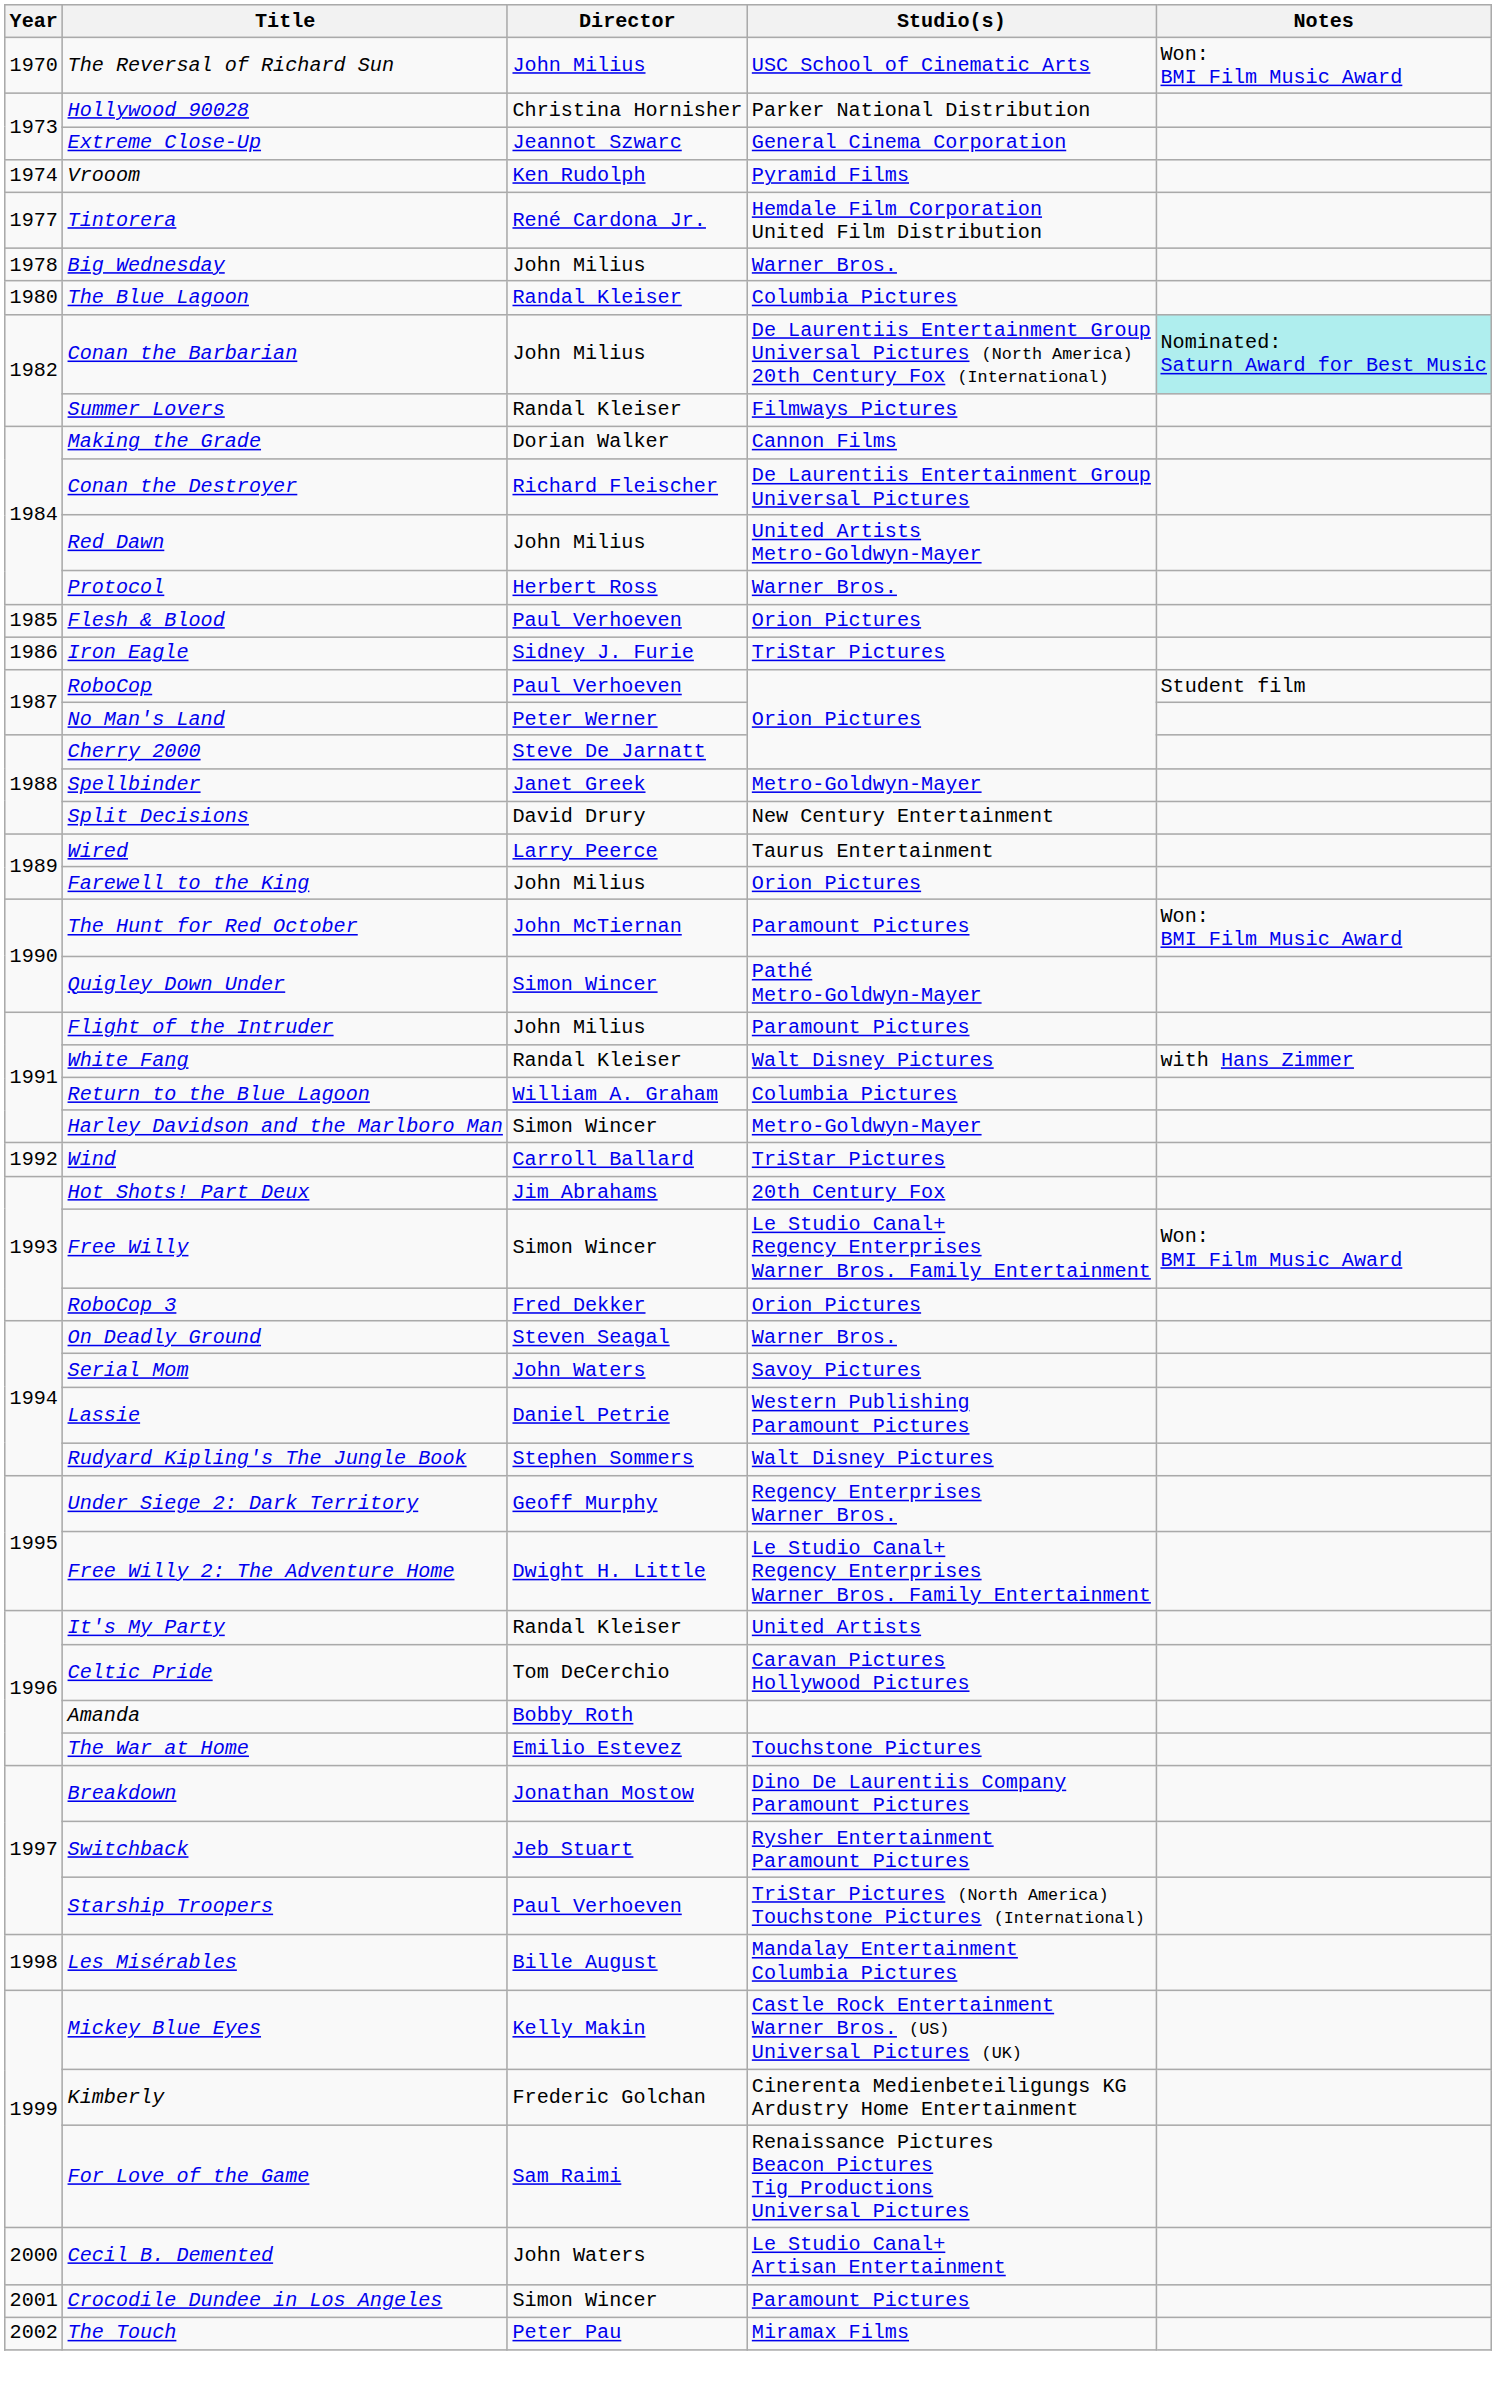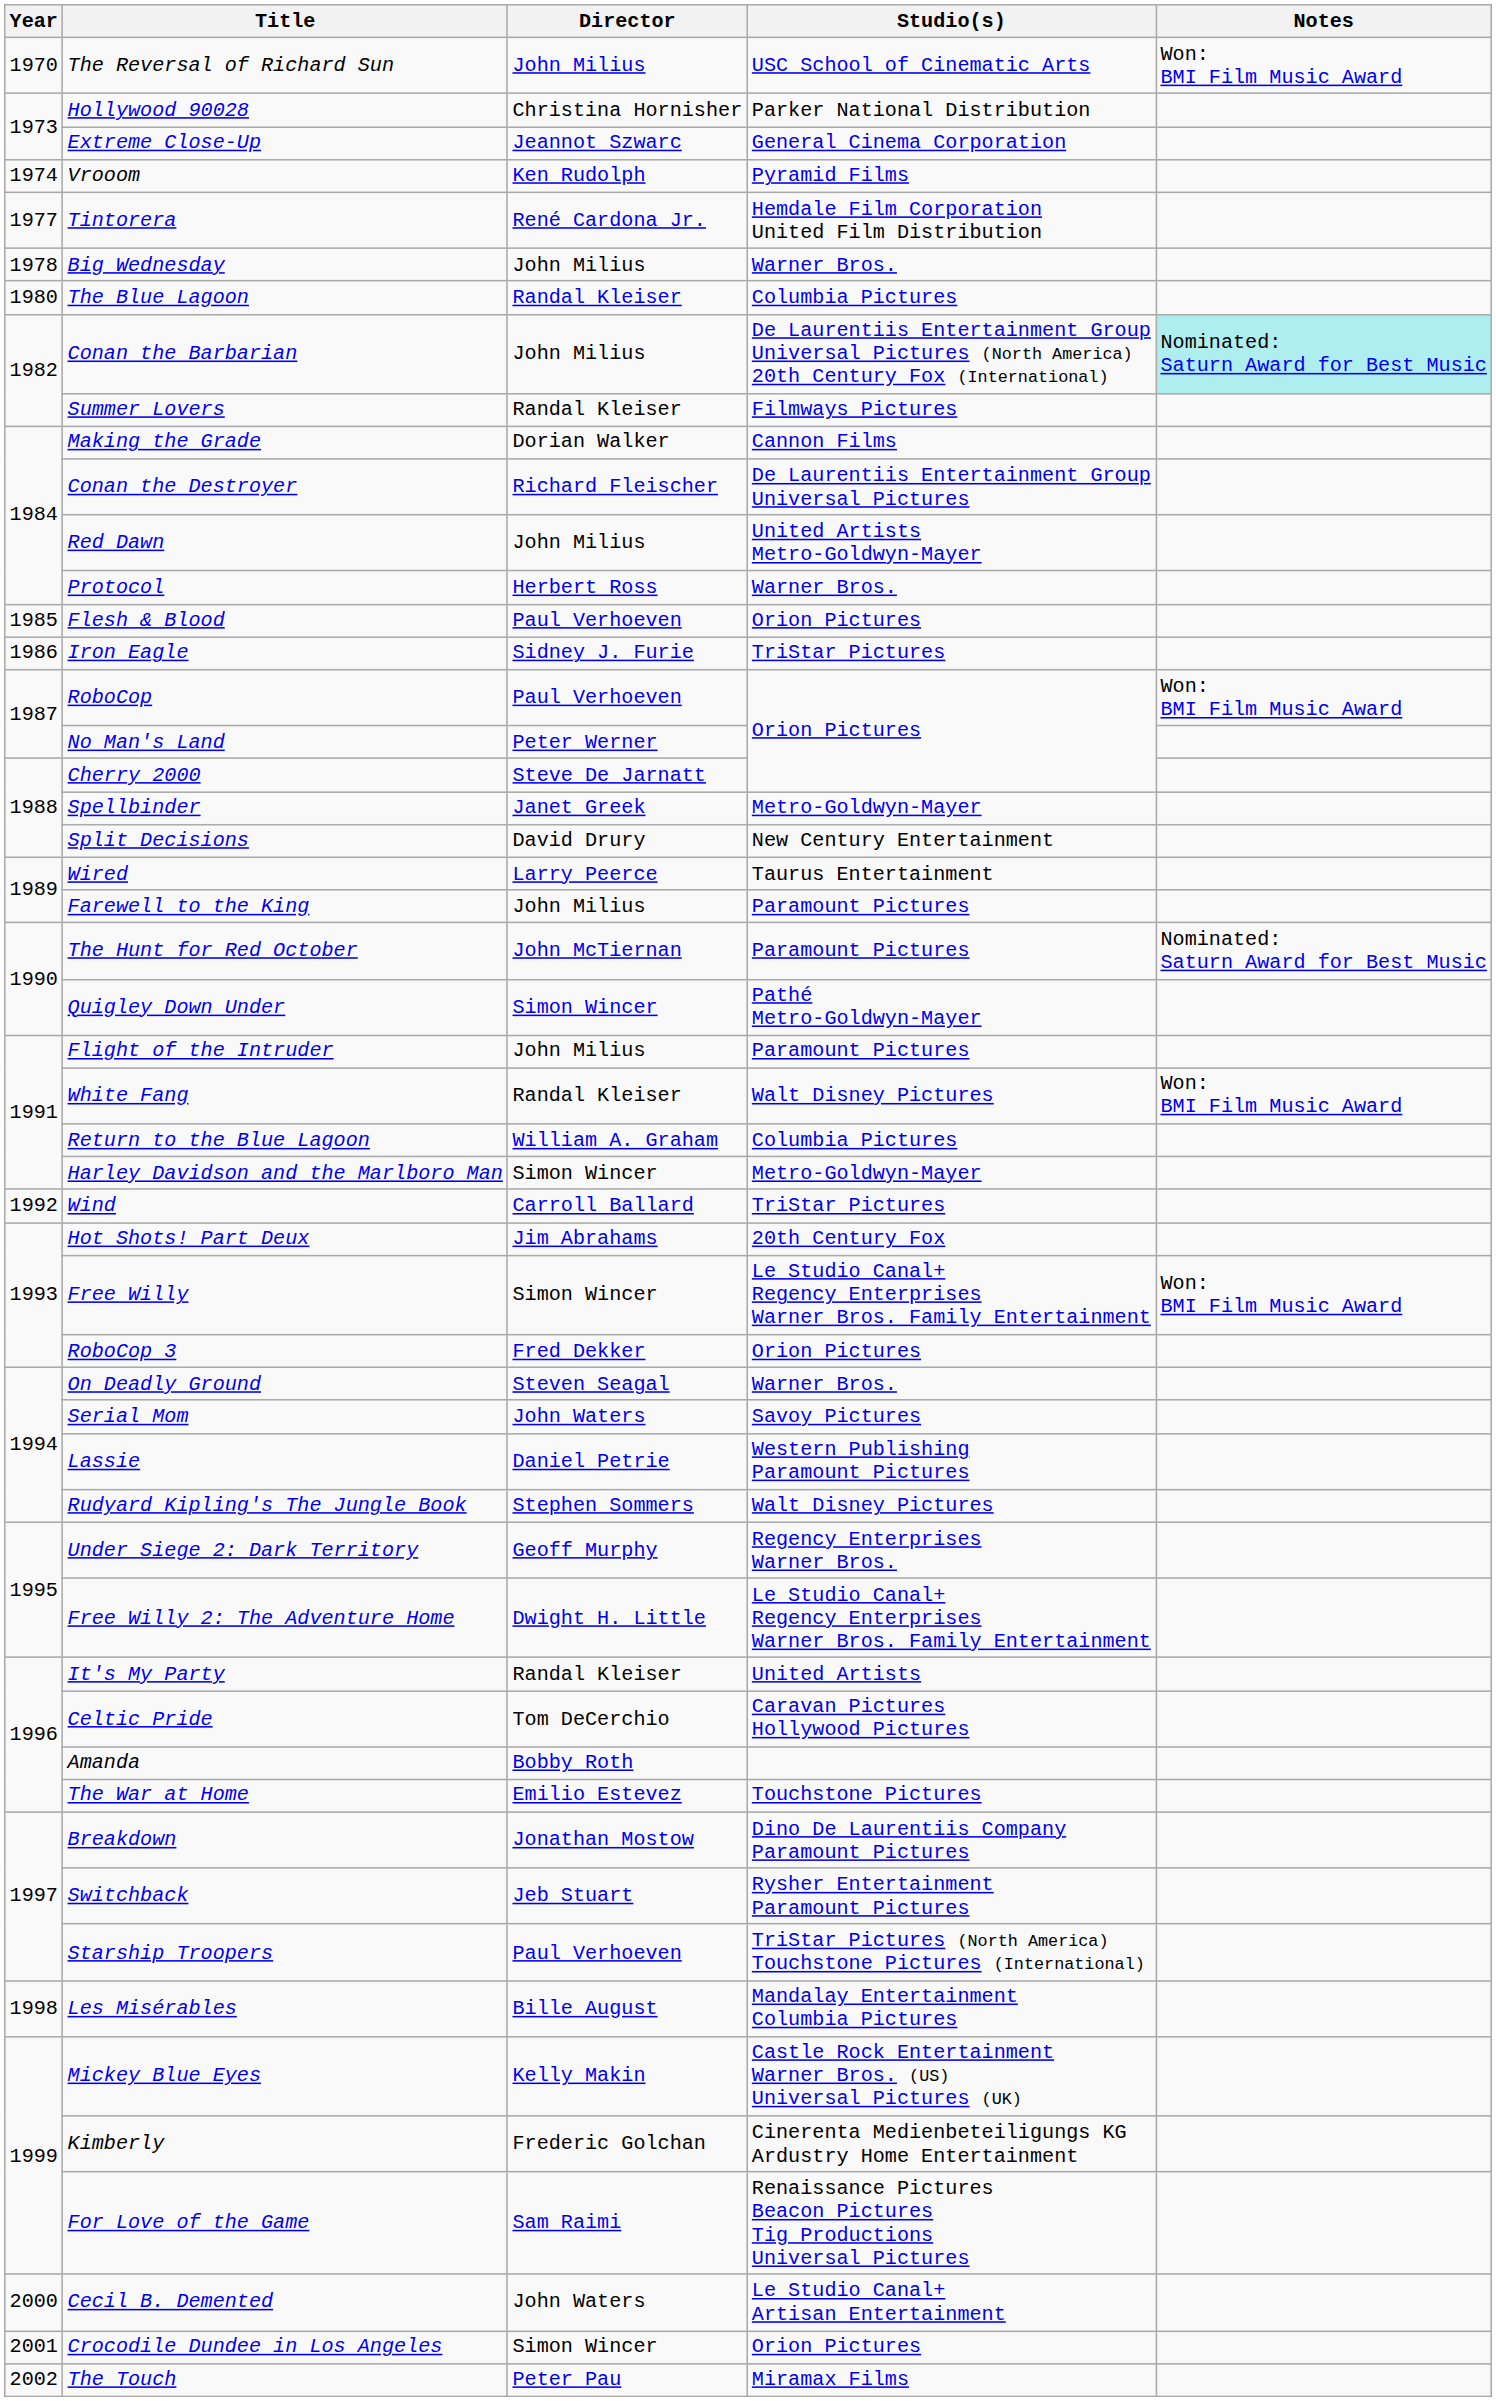(1233, 686) Student film -> (1281, 698) Won: BMI Film Music Award
(836, 883) Orion Pictures -> (861, 906) Paramount Pictures
(1281, 928) Won: BMI Film Music Award -> (1324, 951) Nominated: Saturn Award for Best Music
(1257, 1061) with Hans Zimmer -> (1281, 1096) Won: BMI Film Music Award
(861, 2301) Paramount Pictures -> (836, 2347) Orion Pictures
